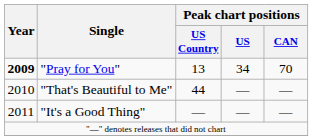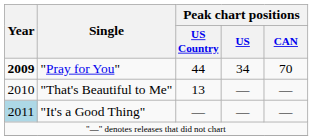(198, 68) 13 -> (198, 68) 44
(198, 89) 44 -> (198, 89) 13
(21, 111) no background -> (21, 111) lightblue background
